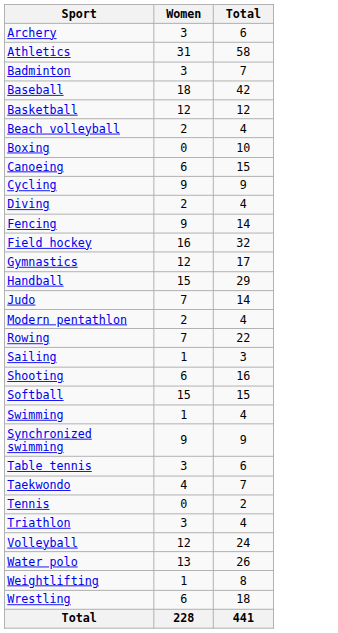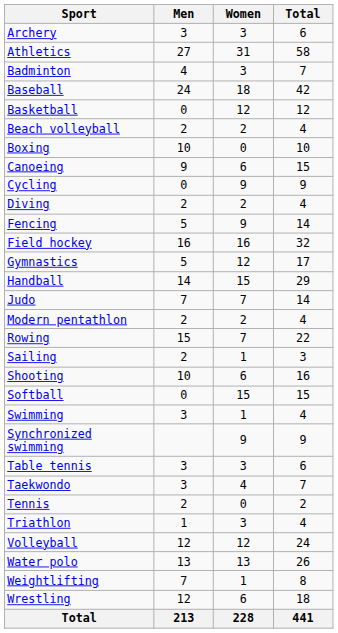+ column: (184, 14)
